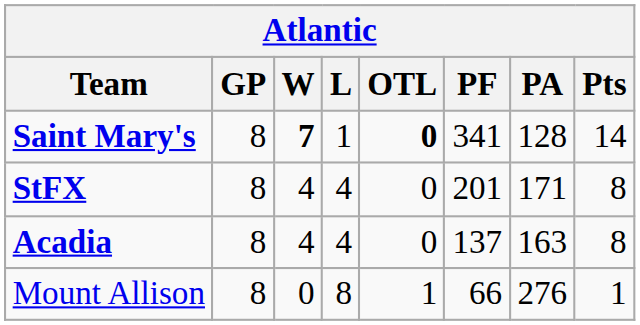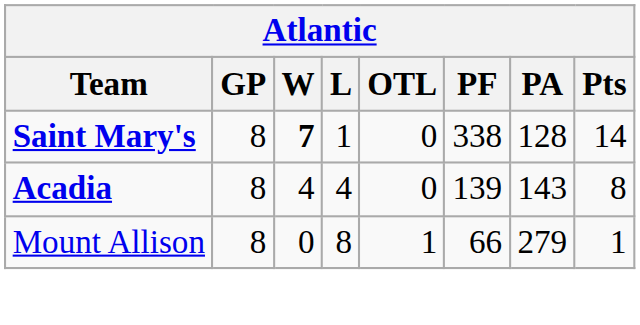(429, 135) bold -> (429, 135) normal
(477, 135) 341 -> (477, 135) 338
- row: (49, 188)
(477, 240) 137 -> (477, 188) 139
(542, 240) 163 -> (542, 188) 143
(542, 293) 276 -> (542, 240) 279
